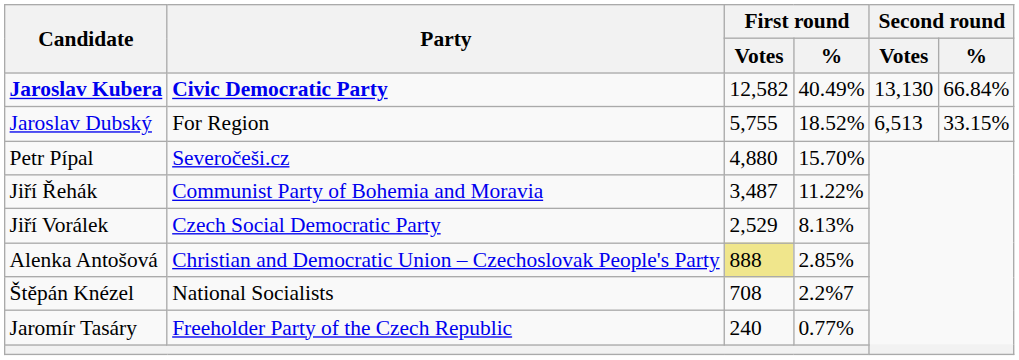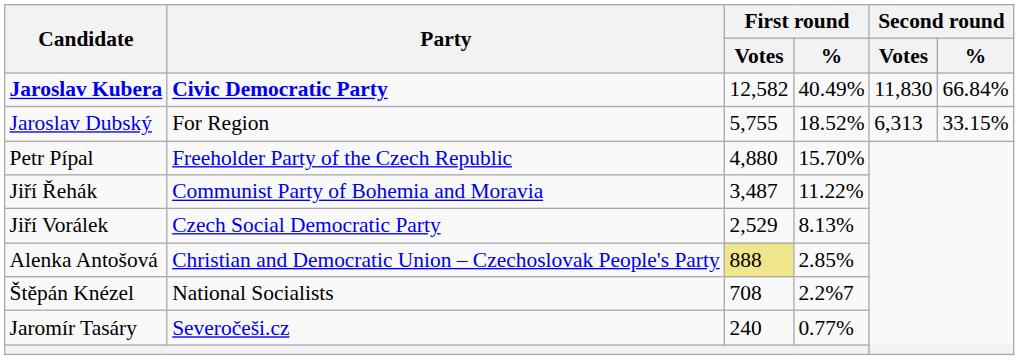(904, 89) 13,130 -> (903, 89) 11,830
(898, 123) 6,513 -> (898, 123) 6,313
(231, 157) Severočeši.cz -> (342, 157) Freeholder Party of the Czech Republic
(342, 327) Freeholder Party of the Czech Republic -> (231, 327) Severočeši.cz
